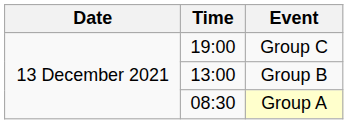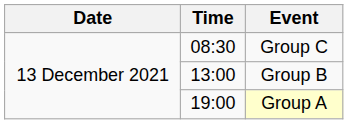(213, 47) 19:00 -> (213, 47) 08:30
(213, 103) 08:30 -> (213, 103) 19:00
